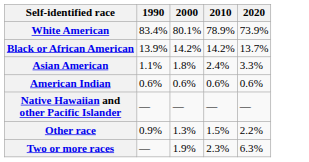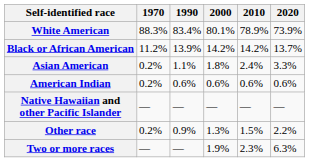+ column: (153, 13)
